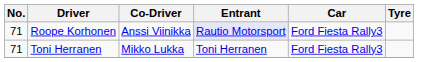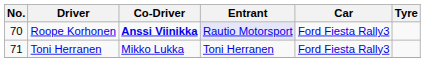(16, 31) 71 -> (16, 31) 70
(156, 31) normal -> (159, 31) bold
